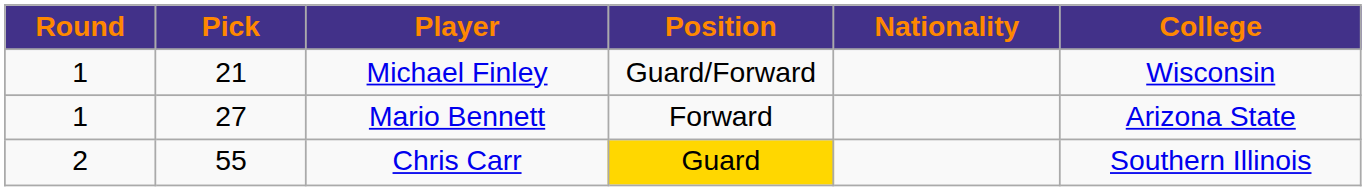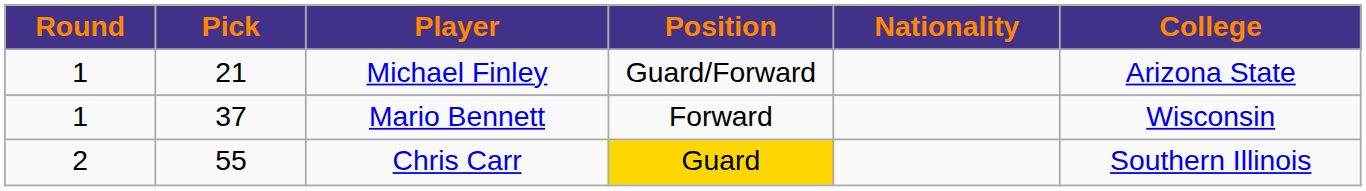(1211, 71) Wisconsin -> (1211, 71) Arizona State
(231, 116) 27 -> (231, 116) 37
(1211, 116) Arizona State -> (1211, 116) Wisconsin
